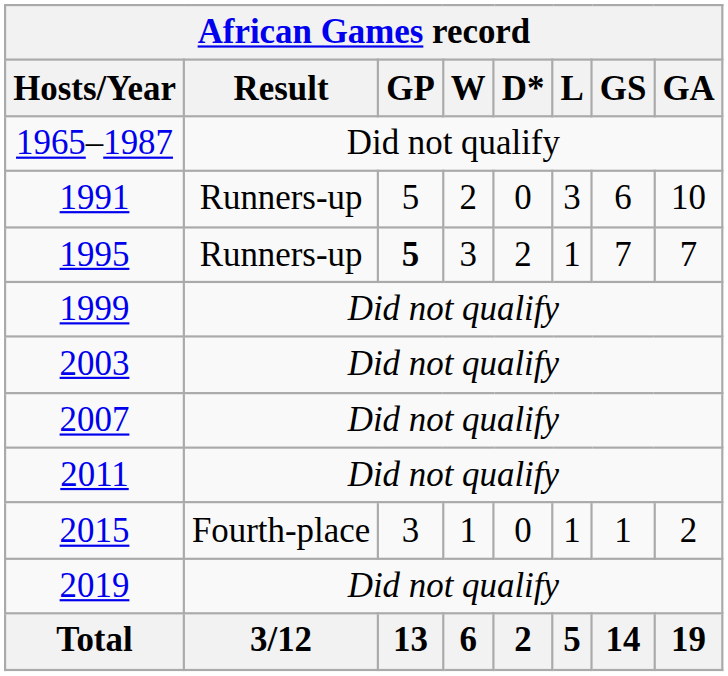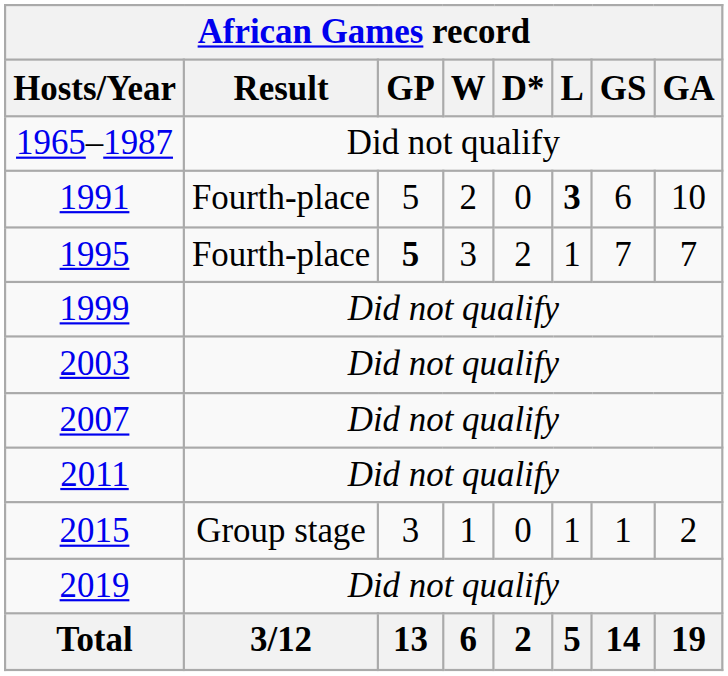(281, 198) Runners-up -> (281, 198) Fourth-place
(572, 198) normal -> (572, 198) bold
(281, 253) Runners-up -> (281, 253) Fourth-place
(281, 530) Fourth-place -> (281, 530) Group stage
